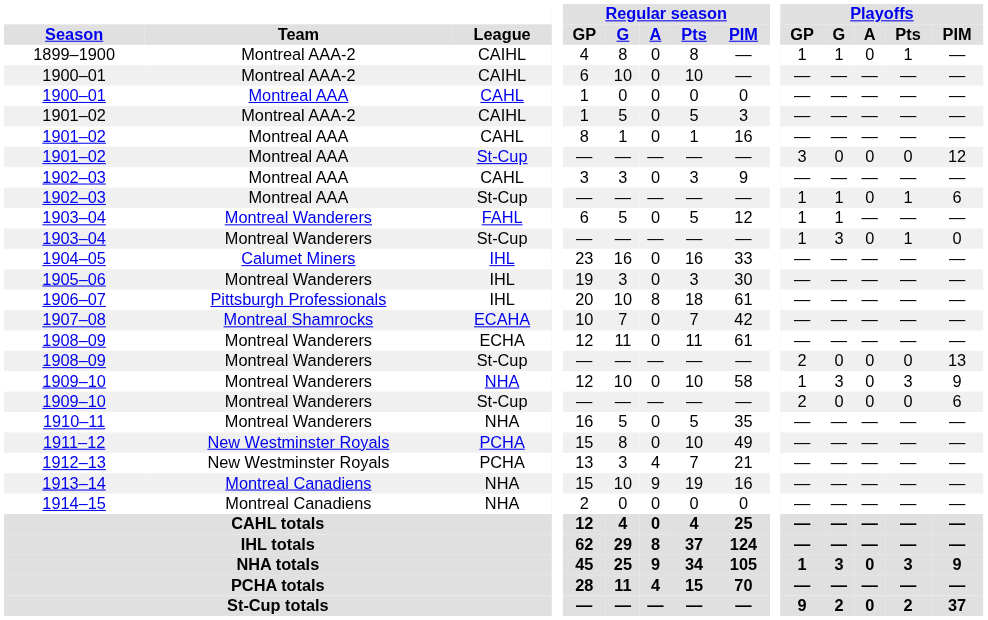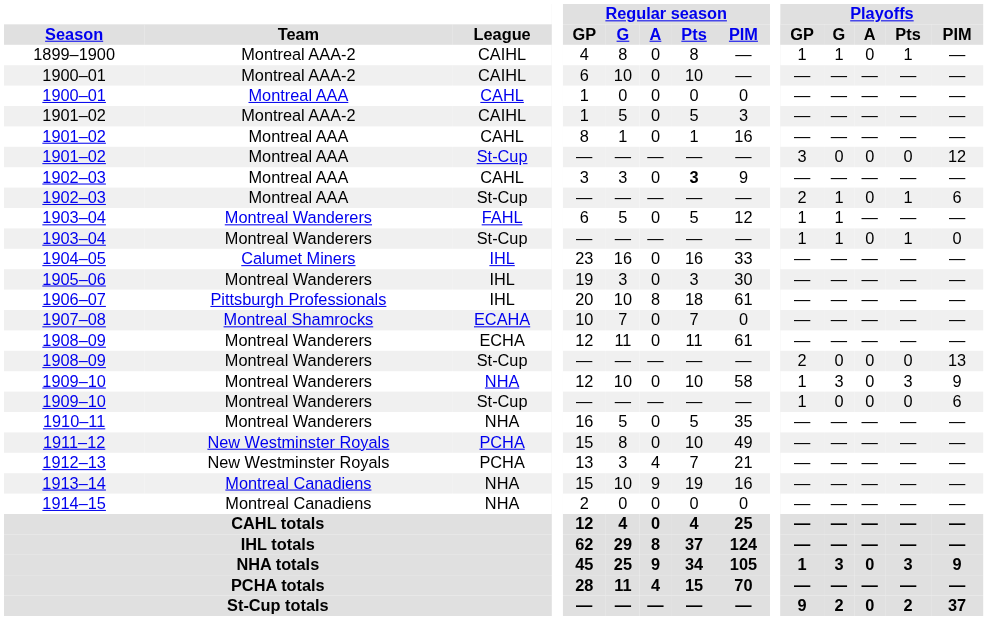(694, 177) normal -> (694, 177) bold
(802, 197) 1 -> (802, 197) 2
(839, 238) 3 -> (839, 238) 1
(743, 320) 42 -> (743, 320) 0
(802, 401) 2 -> (802, 401) 1
